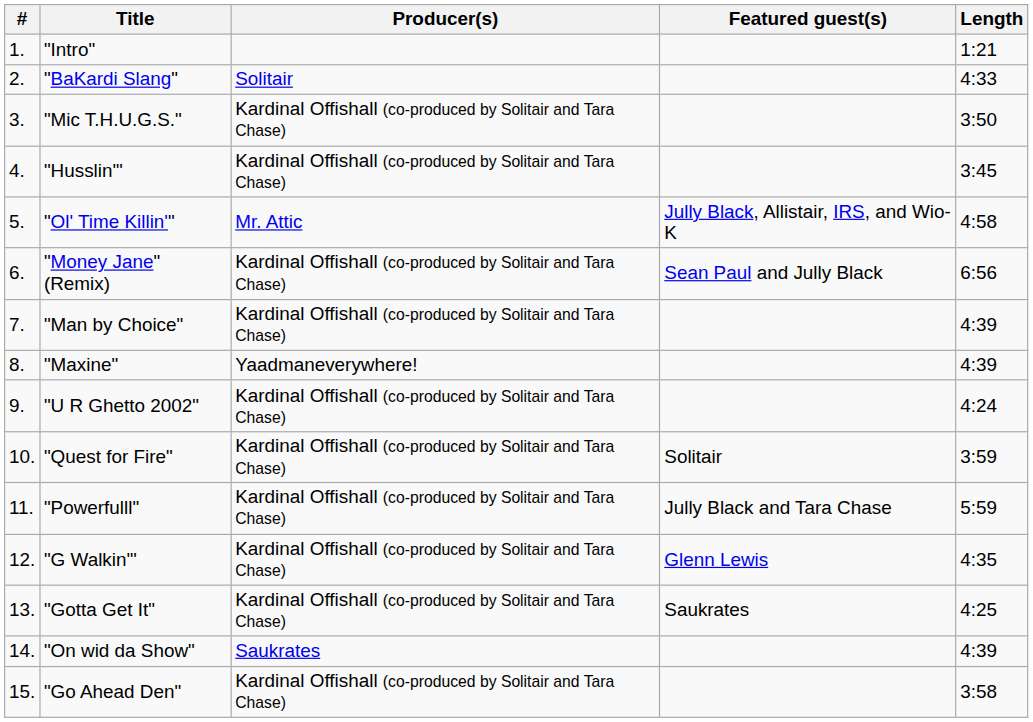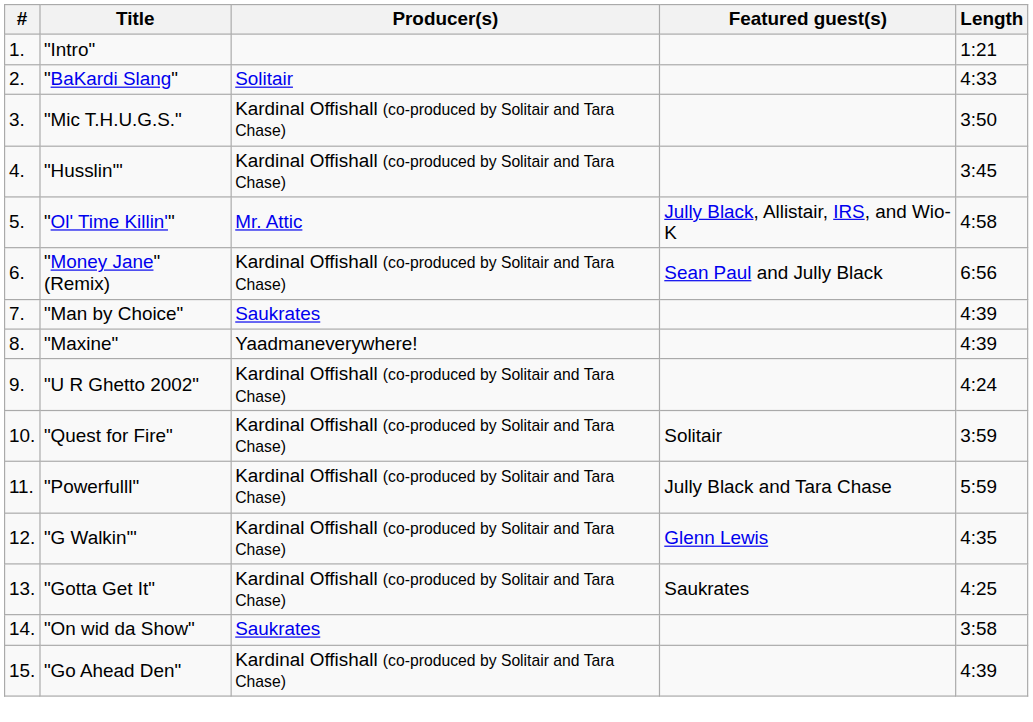(425, 324) Kardinal Offishall (co-produced by Solitair and Tara Chase) -> (278, 314) Saukrates
(979, 651) 4:39 -> (979, 629) 3:58
(979, 691) 3:58 -> (979, 670) 4:39
